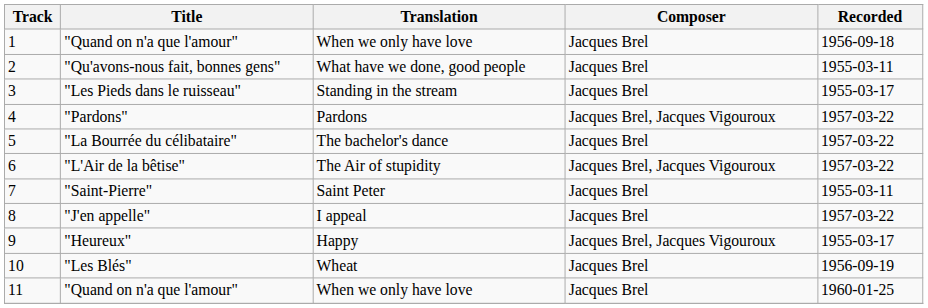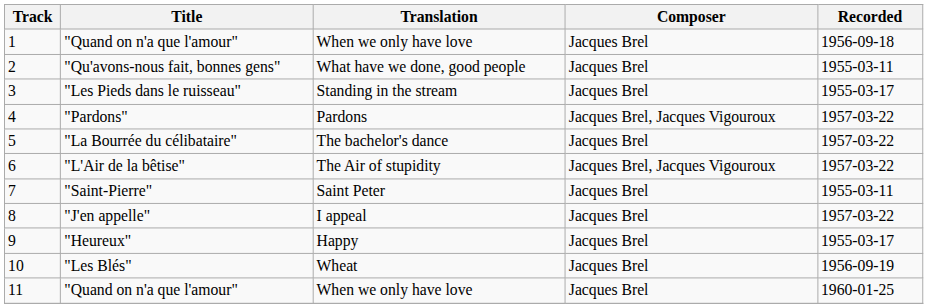(672, 240) Jacques Brel, Jacques Vigouroux -> (609, 240) Jacques Brel
